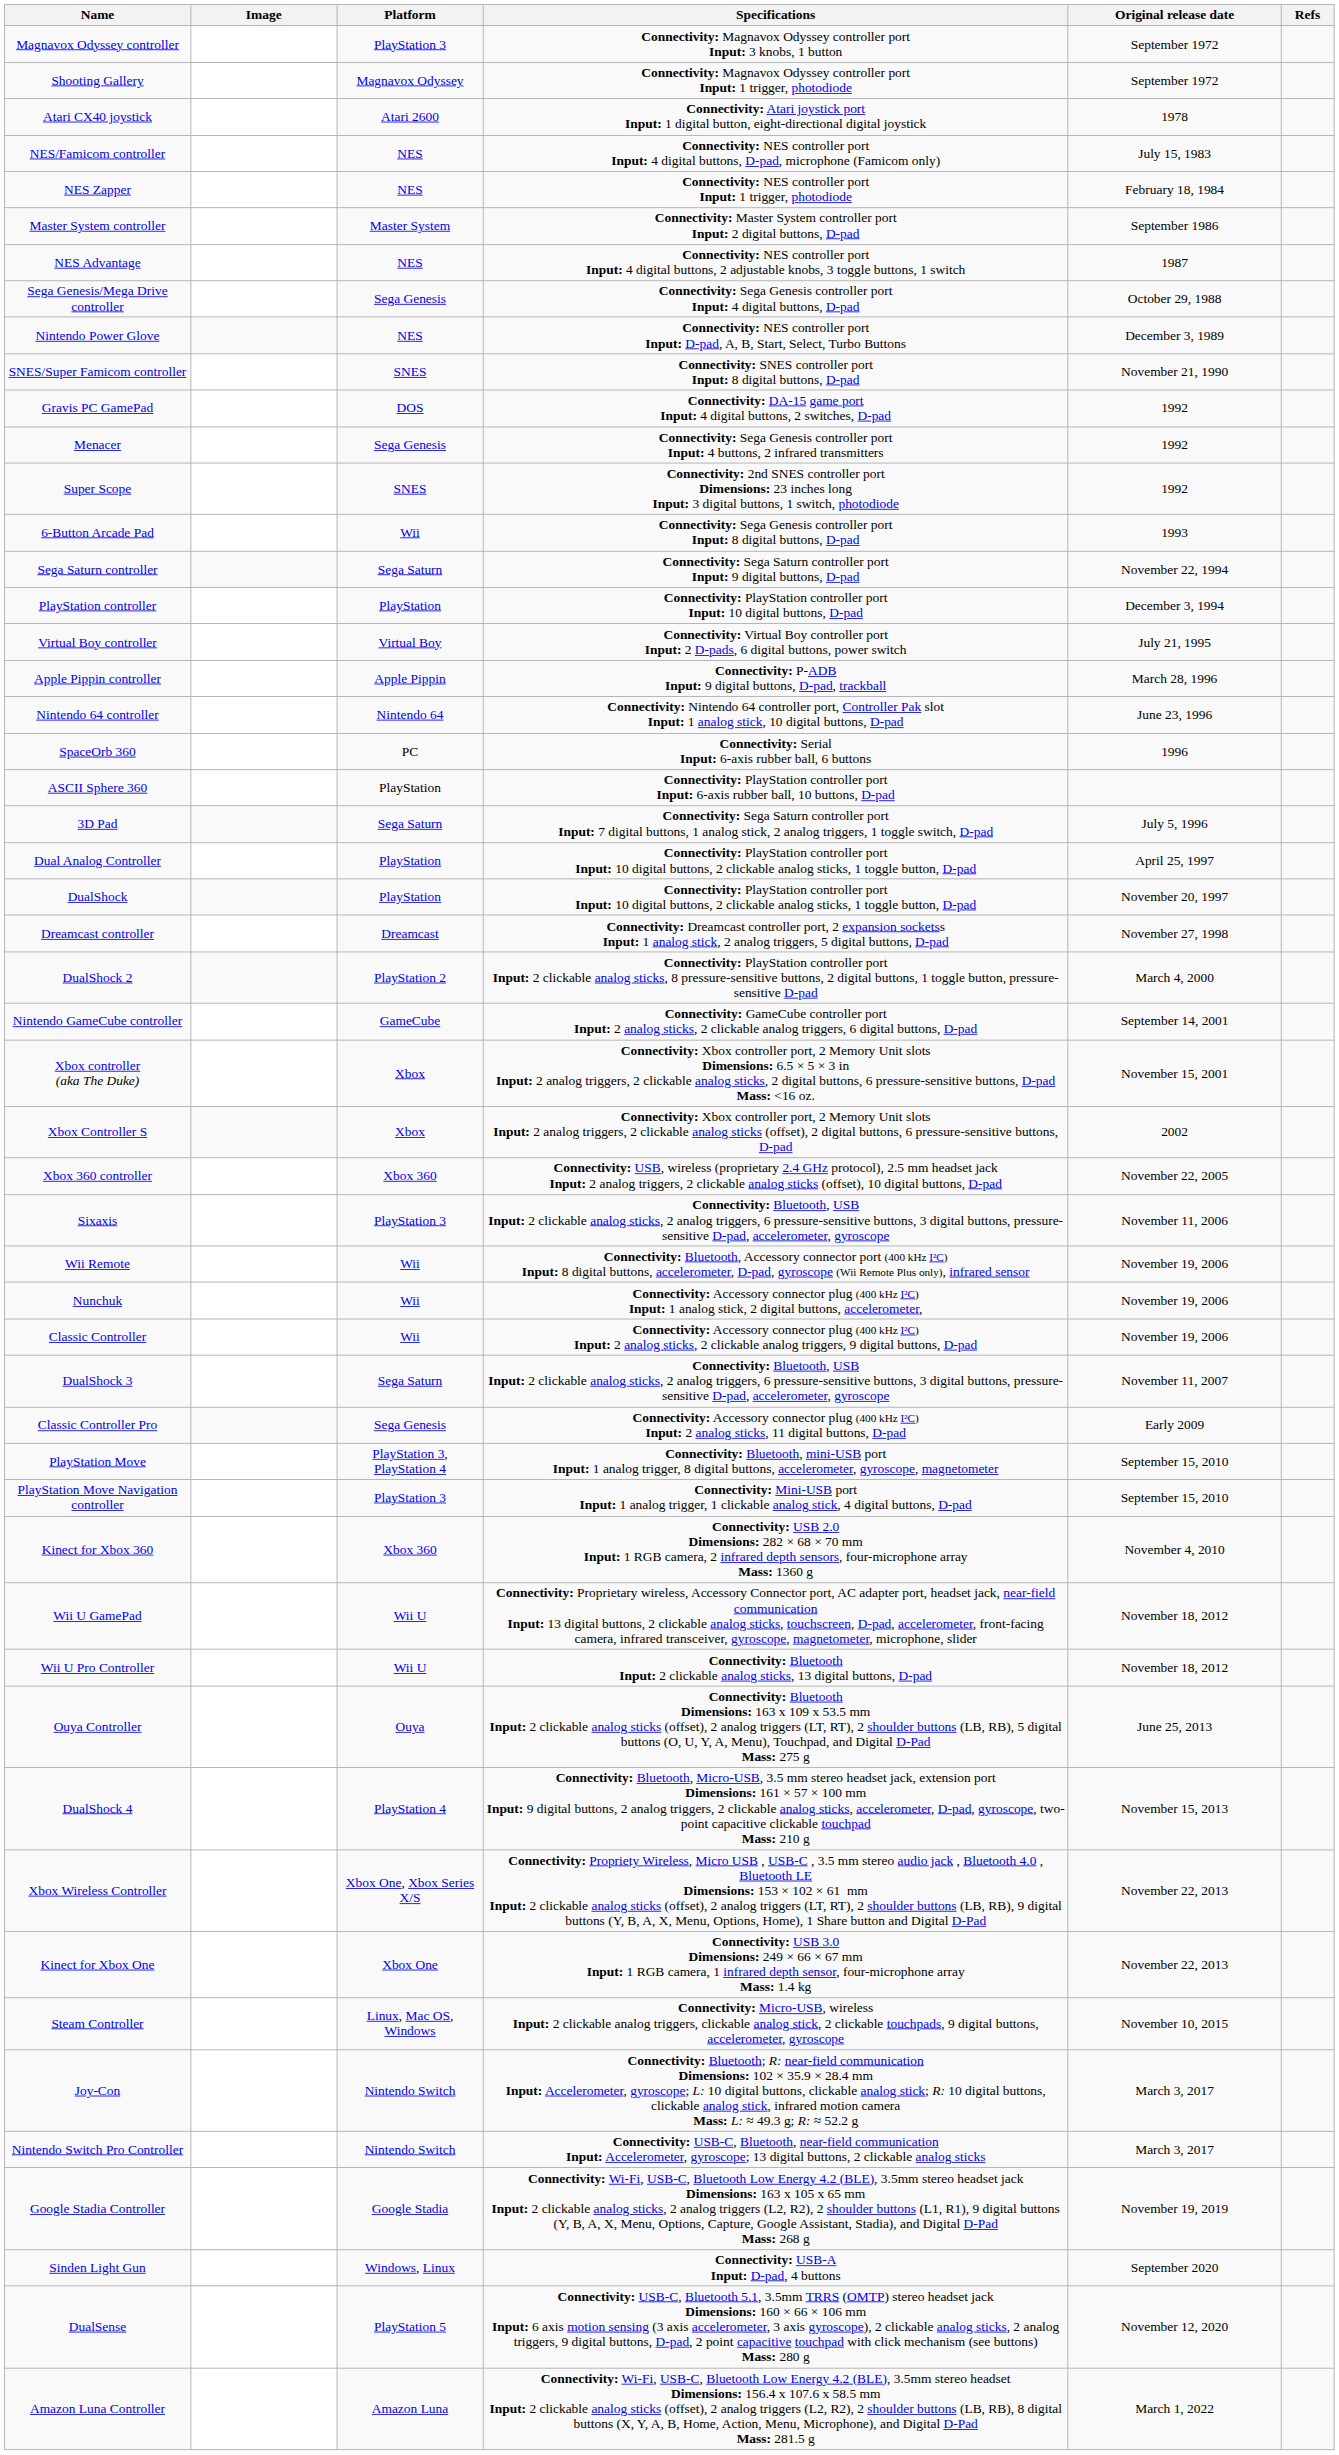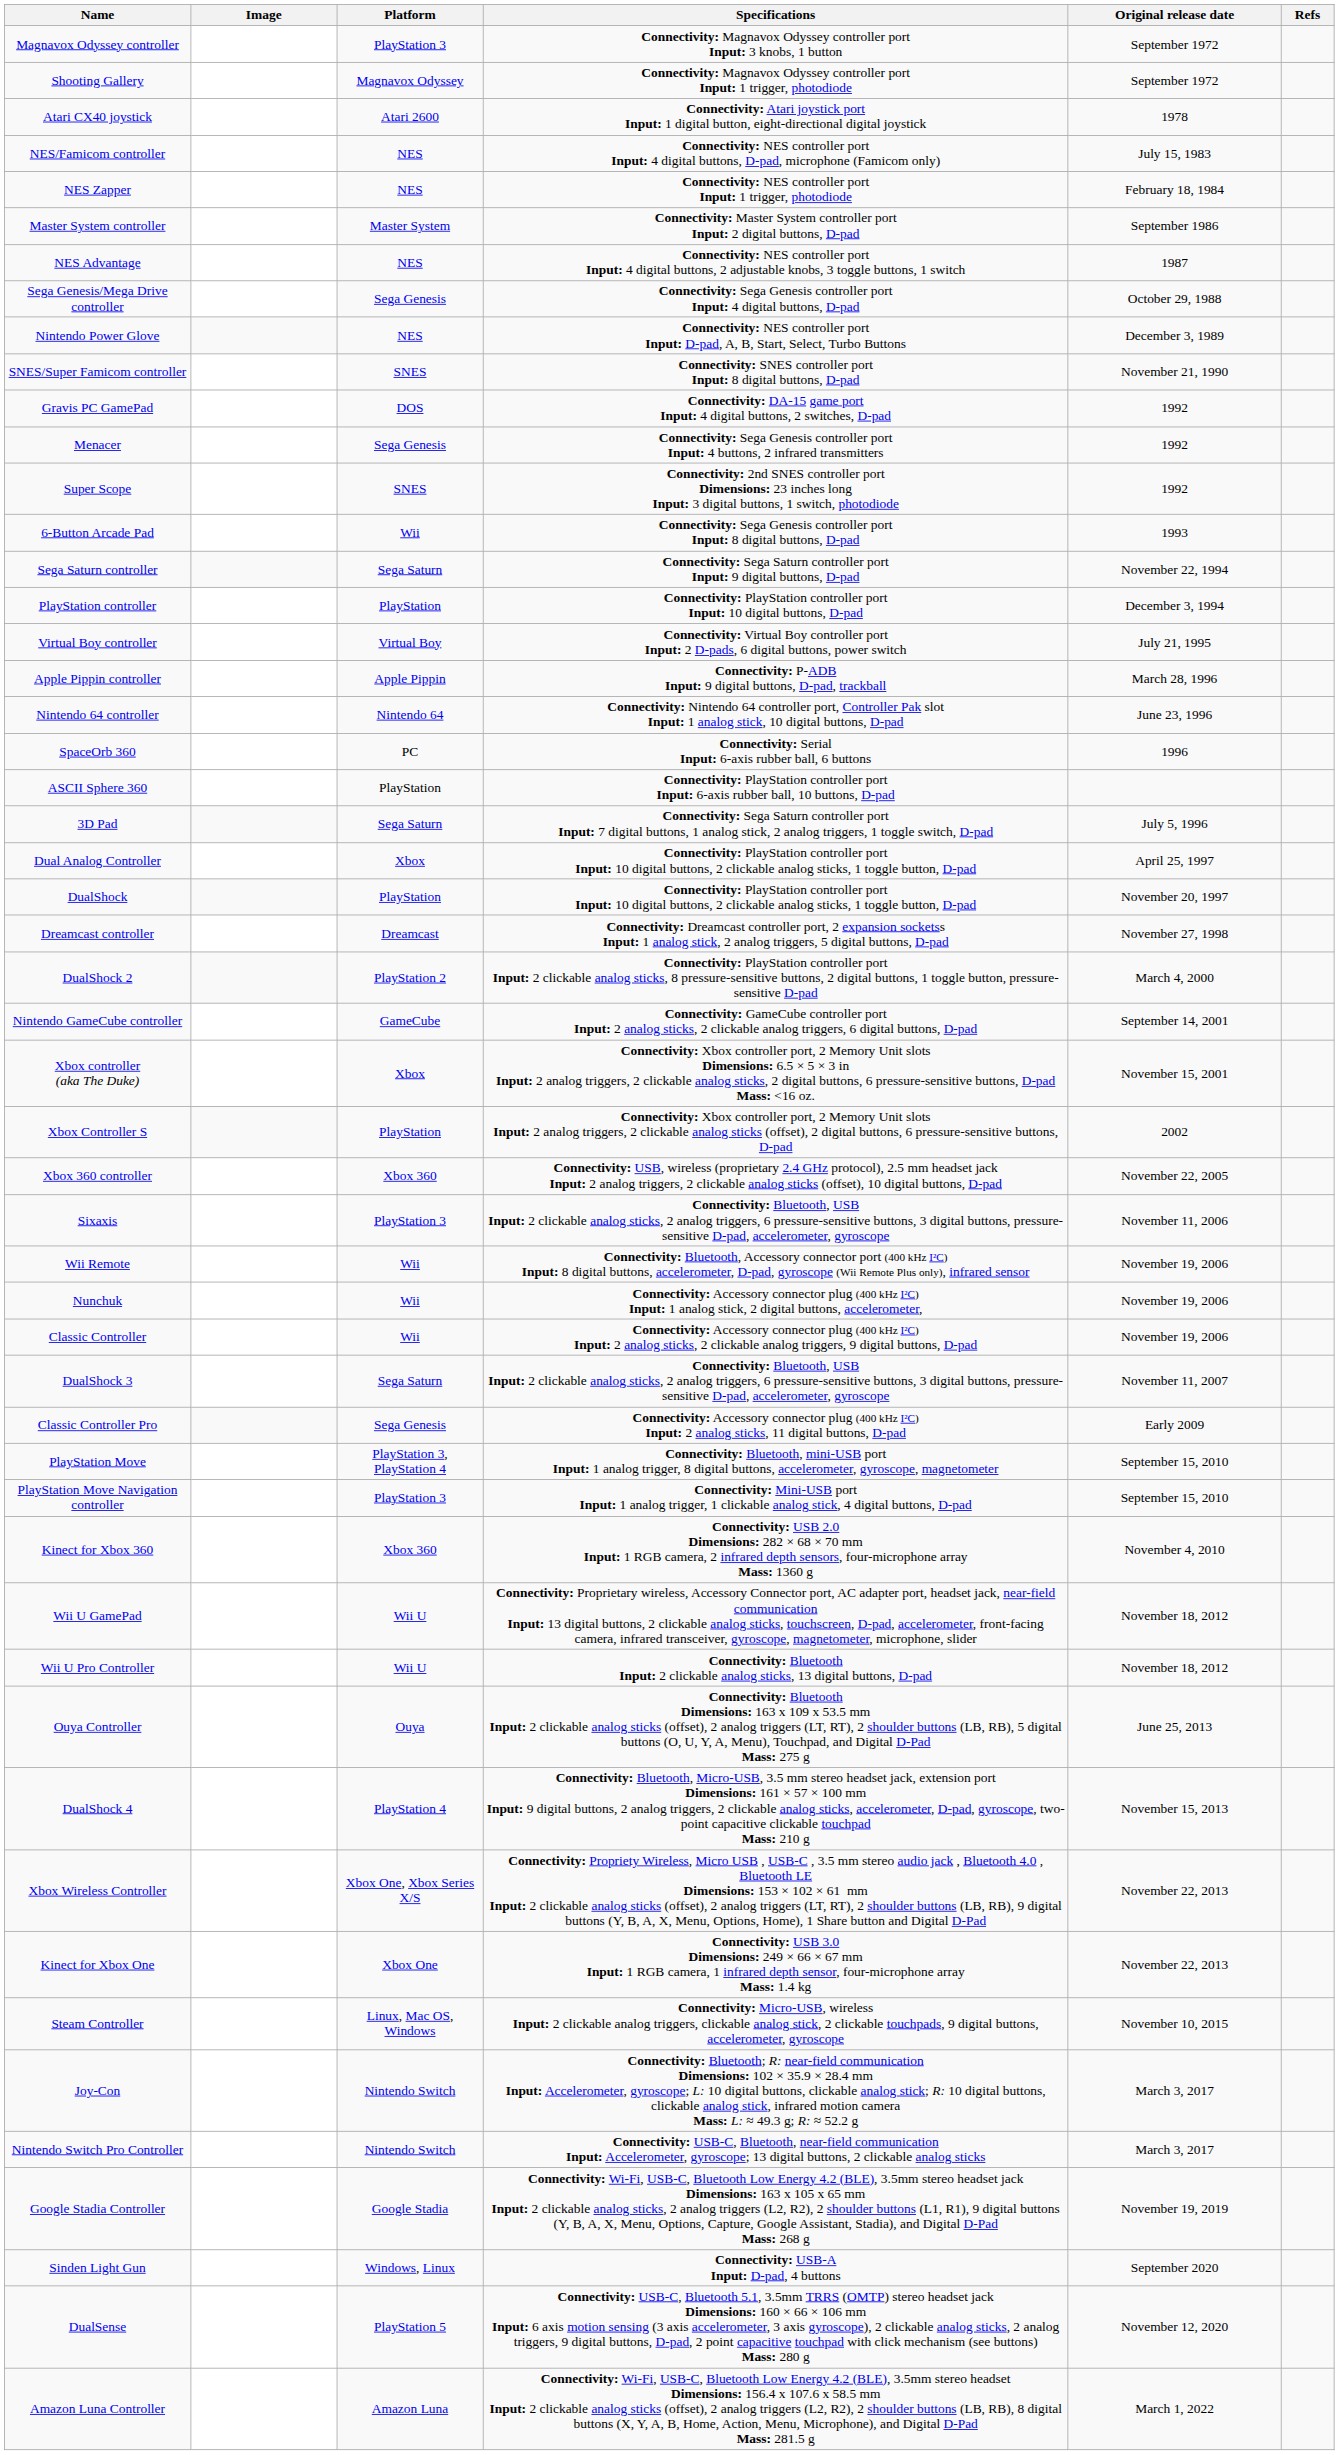(410, 860) PlayStation -> (410, 860) Xbox
(410, 1132) Xbox -> (410, 1132) PlayStation
